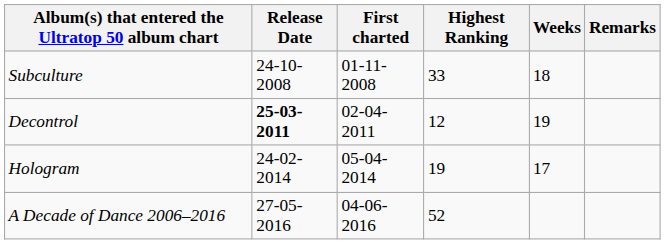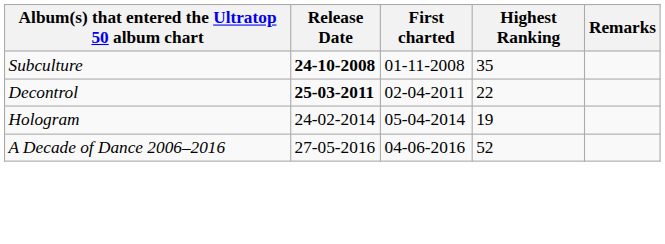- column: (557, 27)
(279, 74) normal -> (335, 65) bold
(437, 74) 33 -> (485, 65) 35
(437, 121) 12 -> (485, 92) 22
